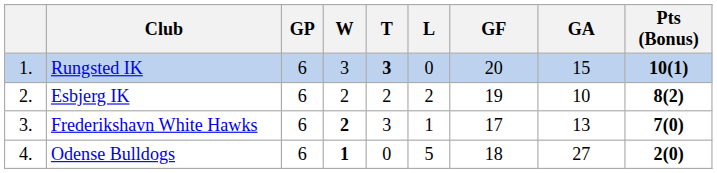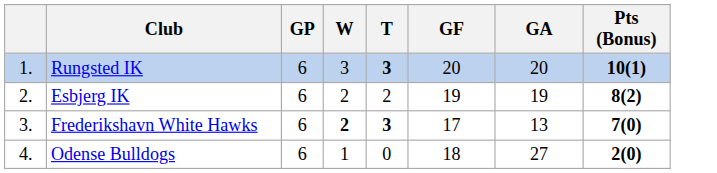- column: (429, 29)
(581, 67) 15 -> (539, 67) 20
(581, 96) 10 -> (539, 96) 19
(387, 125) normal -> (387, 125) bold
(344, 153) bold -> (344, 153) normal
